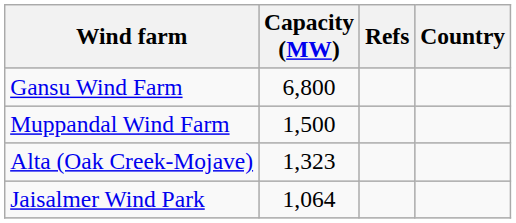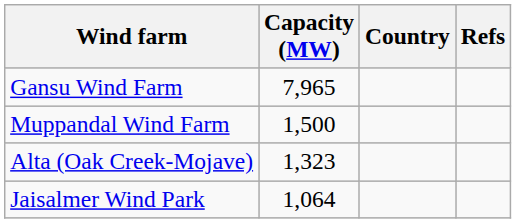columns swapped: (463, 36) <-> (387, 36)
(309, 86) 6,800 -> (309, 86) 7,965
